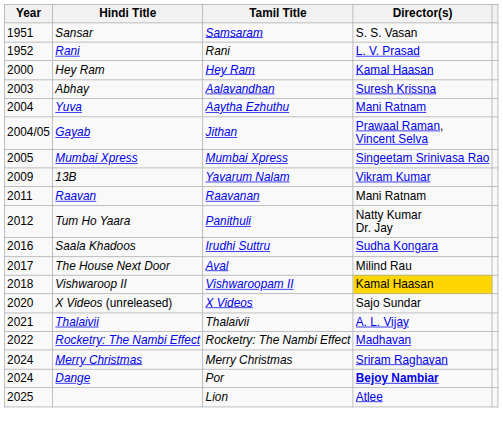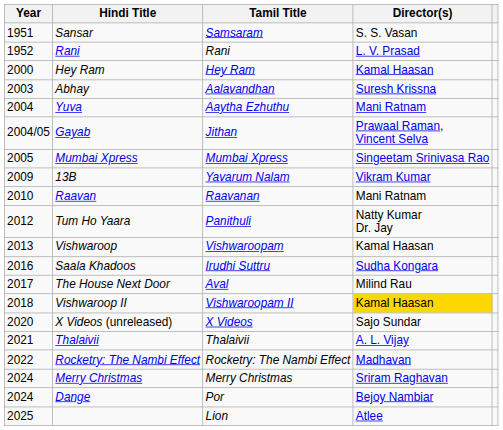(20, 196) 2011 -> (20, 196) 2010
+ row: (86, 247)
(397, 378) bold -> (395, 397) normal
